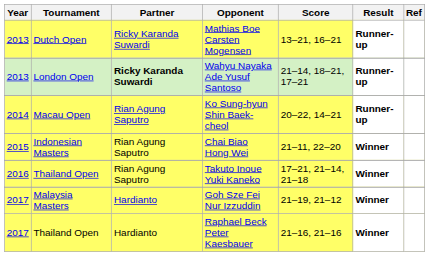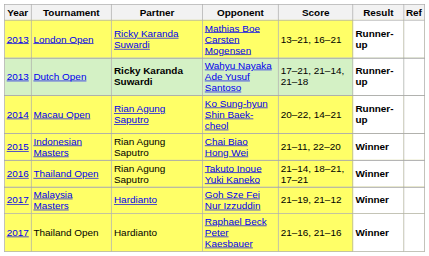(60, 39) Dutch Open -> (64, 39) London Open
(64, 77) London Open -> (60, 77) Dutch Open
(312, 77) 21–14, 18–21, 17–21 -> (312, 77) 17–21, 21–14, 21–18
(312, 174) 17–21, 21–14, 21–18 -> (312, 174) 21–14, 18–21, 17–21
